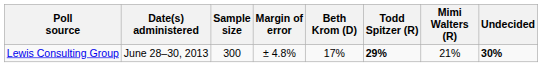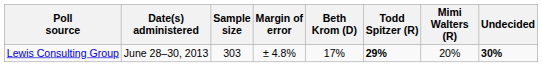(232, 53) 300 -> (232, 53) 303
(450, 53) 21% -> (450, 53) 20%
